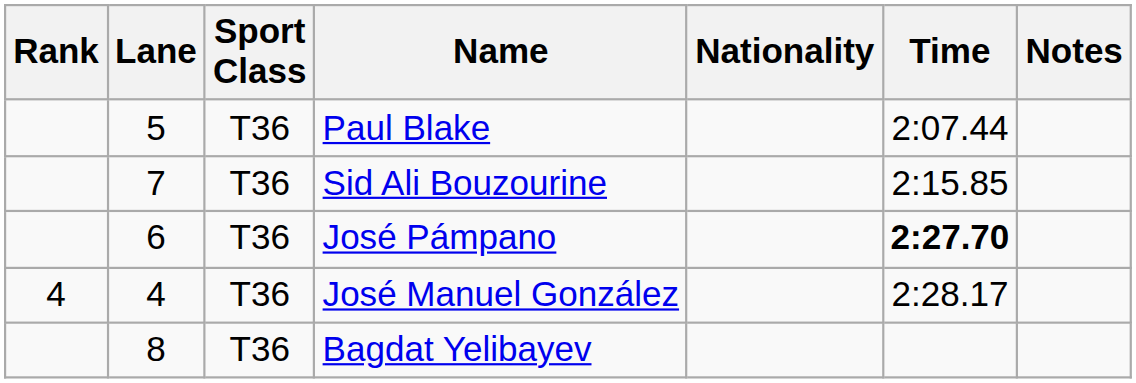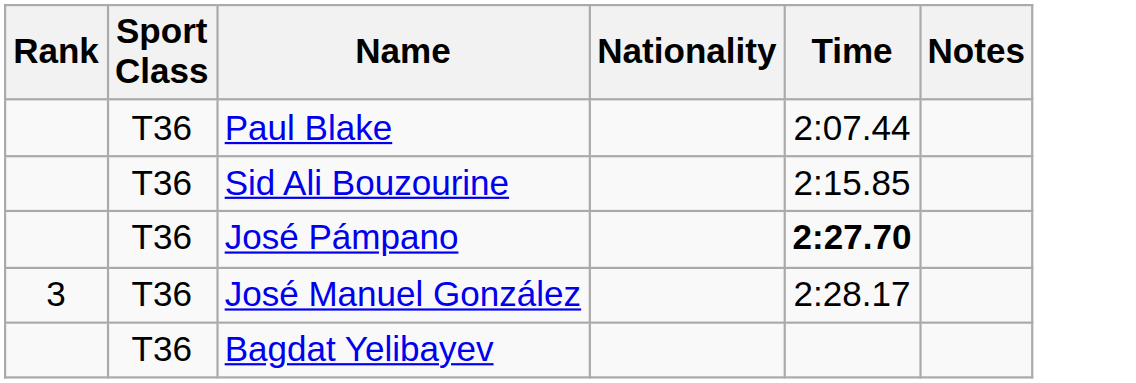- column: (156, 51)
(56, 293) 4 -> (56, 293) 3
